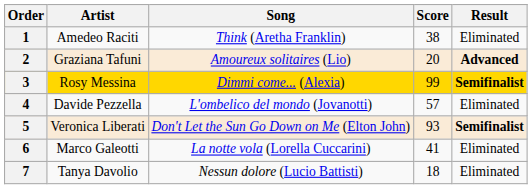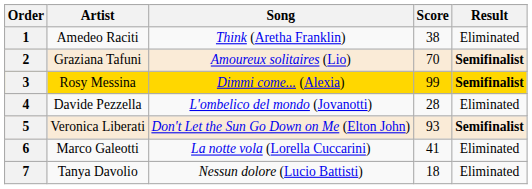(433, 60) 20 -> (433, 60) 70
(489, 60) Advanced -> (490, 60) Semifinalist
(433, 104) 57 -> (433, 104) 28
